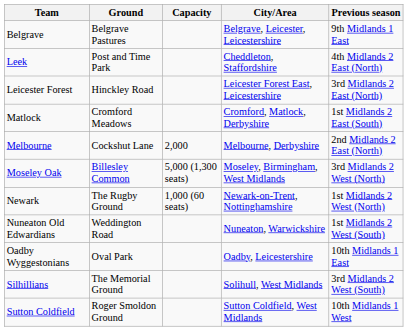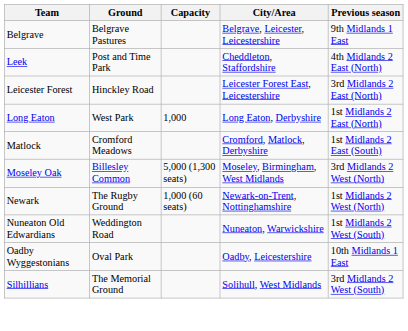+ row: (31, 117)
- row: (29, 145)
- row: (41, 312)
